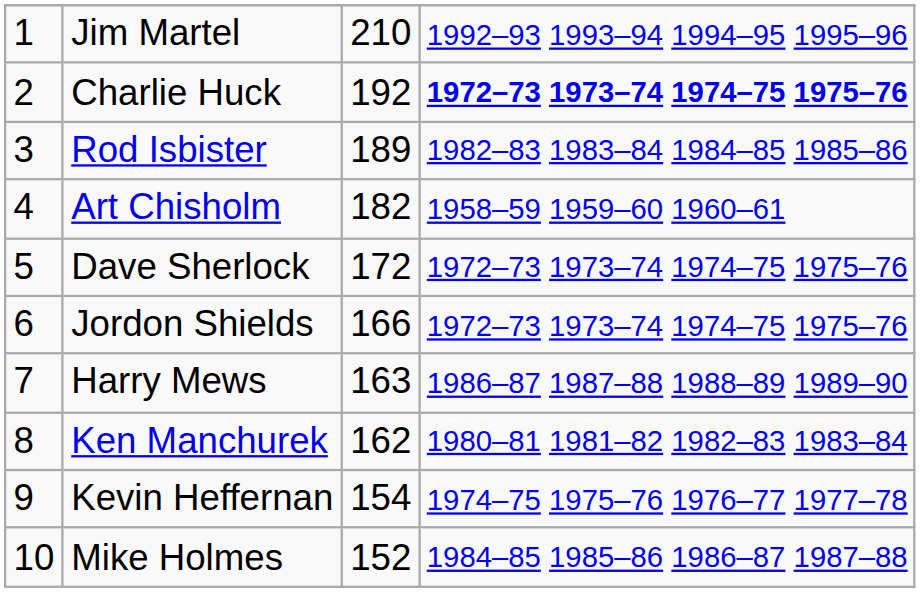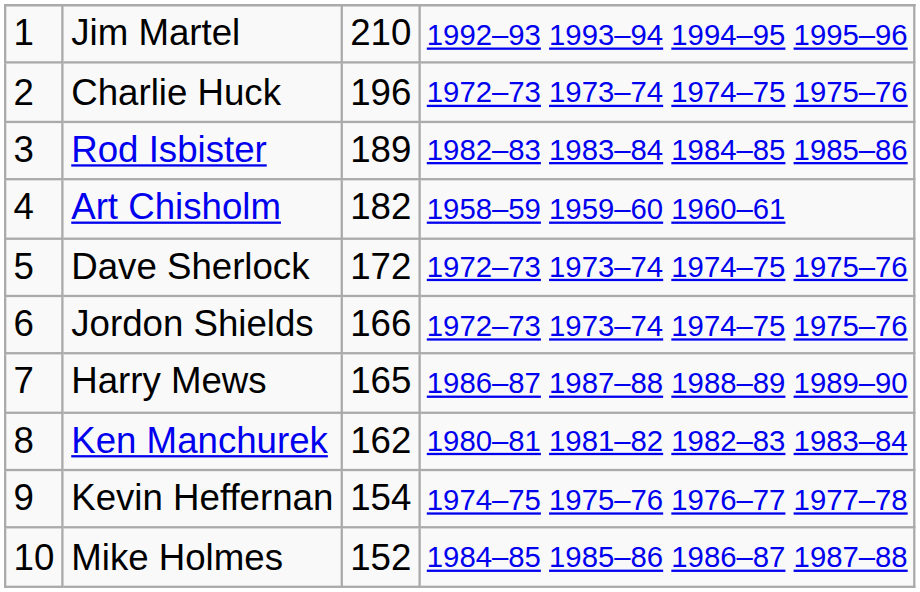(381, 91) 192 -> (381, 91) 196
(667, 92) bold -> (667, 92) normal
(381, 382) 163 -> (381, 382) 165
